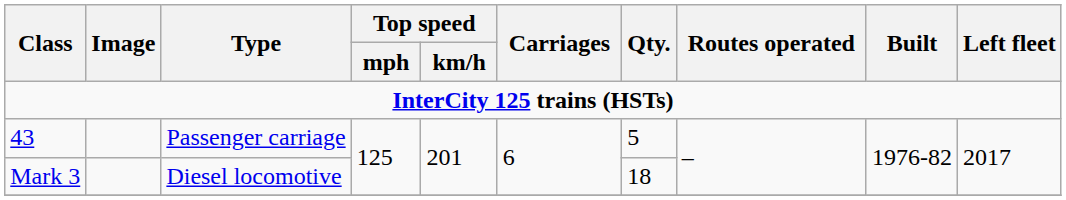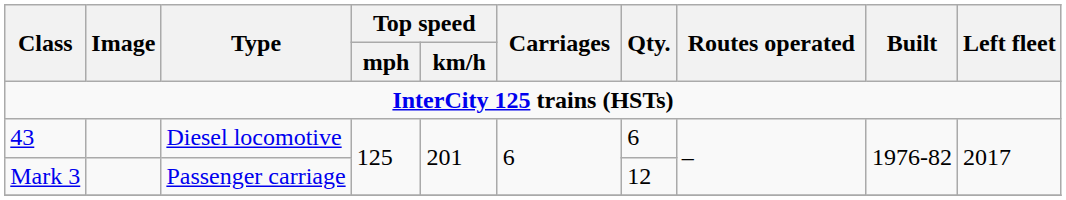(256, 137) Passenger carriage -> (254, 137) Diesel locomotive
(633, 137) 5 -> (633, 137) 6
(254, 175) Diesel locomotive -> (256, 175) Passenger carriage
(639, 175) 18 -> (639, 175) 12
